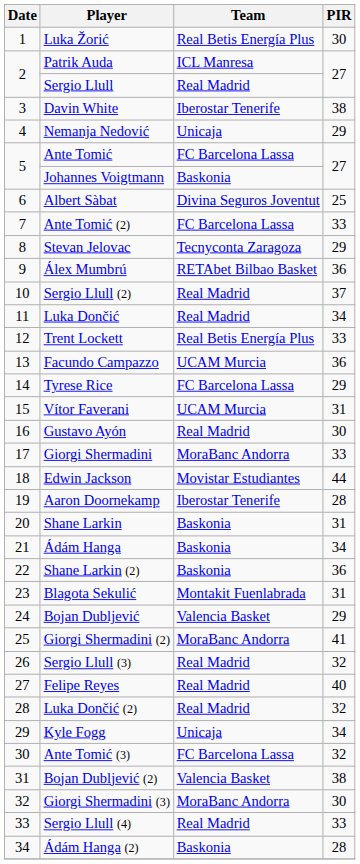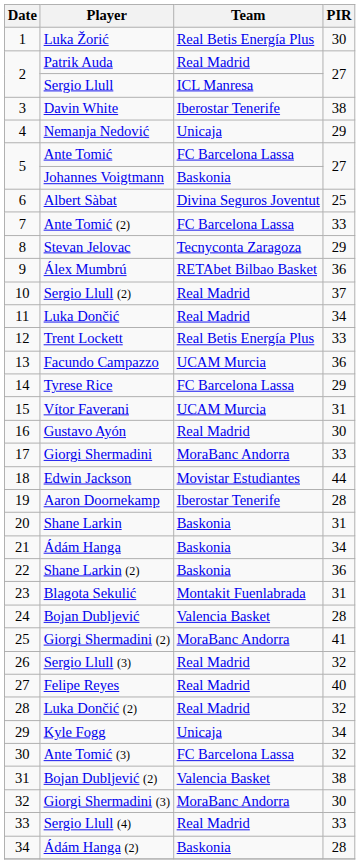(215, 62) ICL Manresa -> (213, 62) Real Madrid
(213, 85) Real Madrid -> (215, 85) ICL Manresa
(339, 616) 29 -> (339, 616) 28
